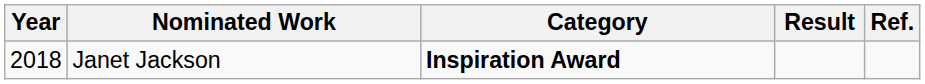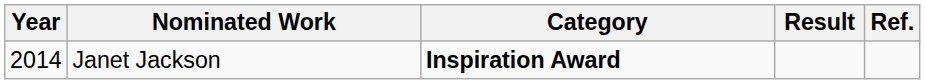(36, 59) 2018 -> (36, 59) 2014
